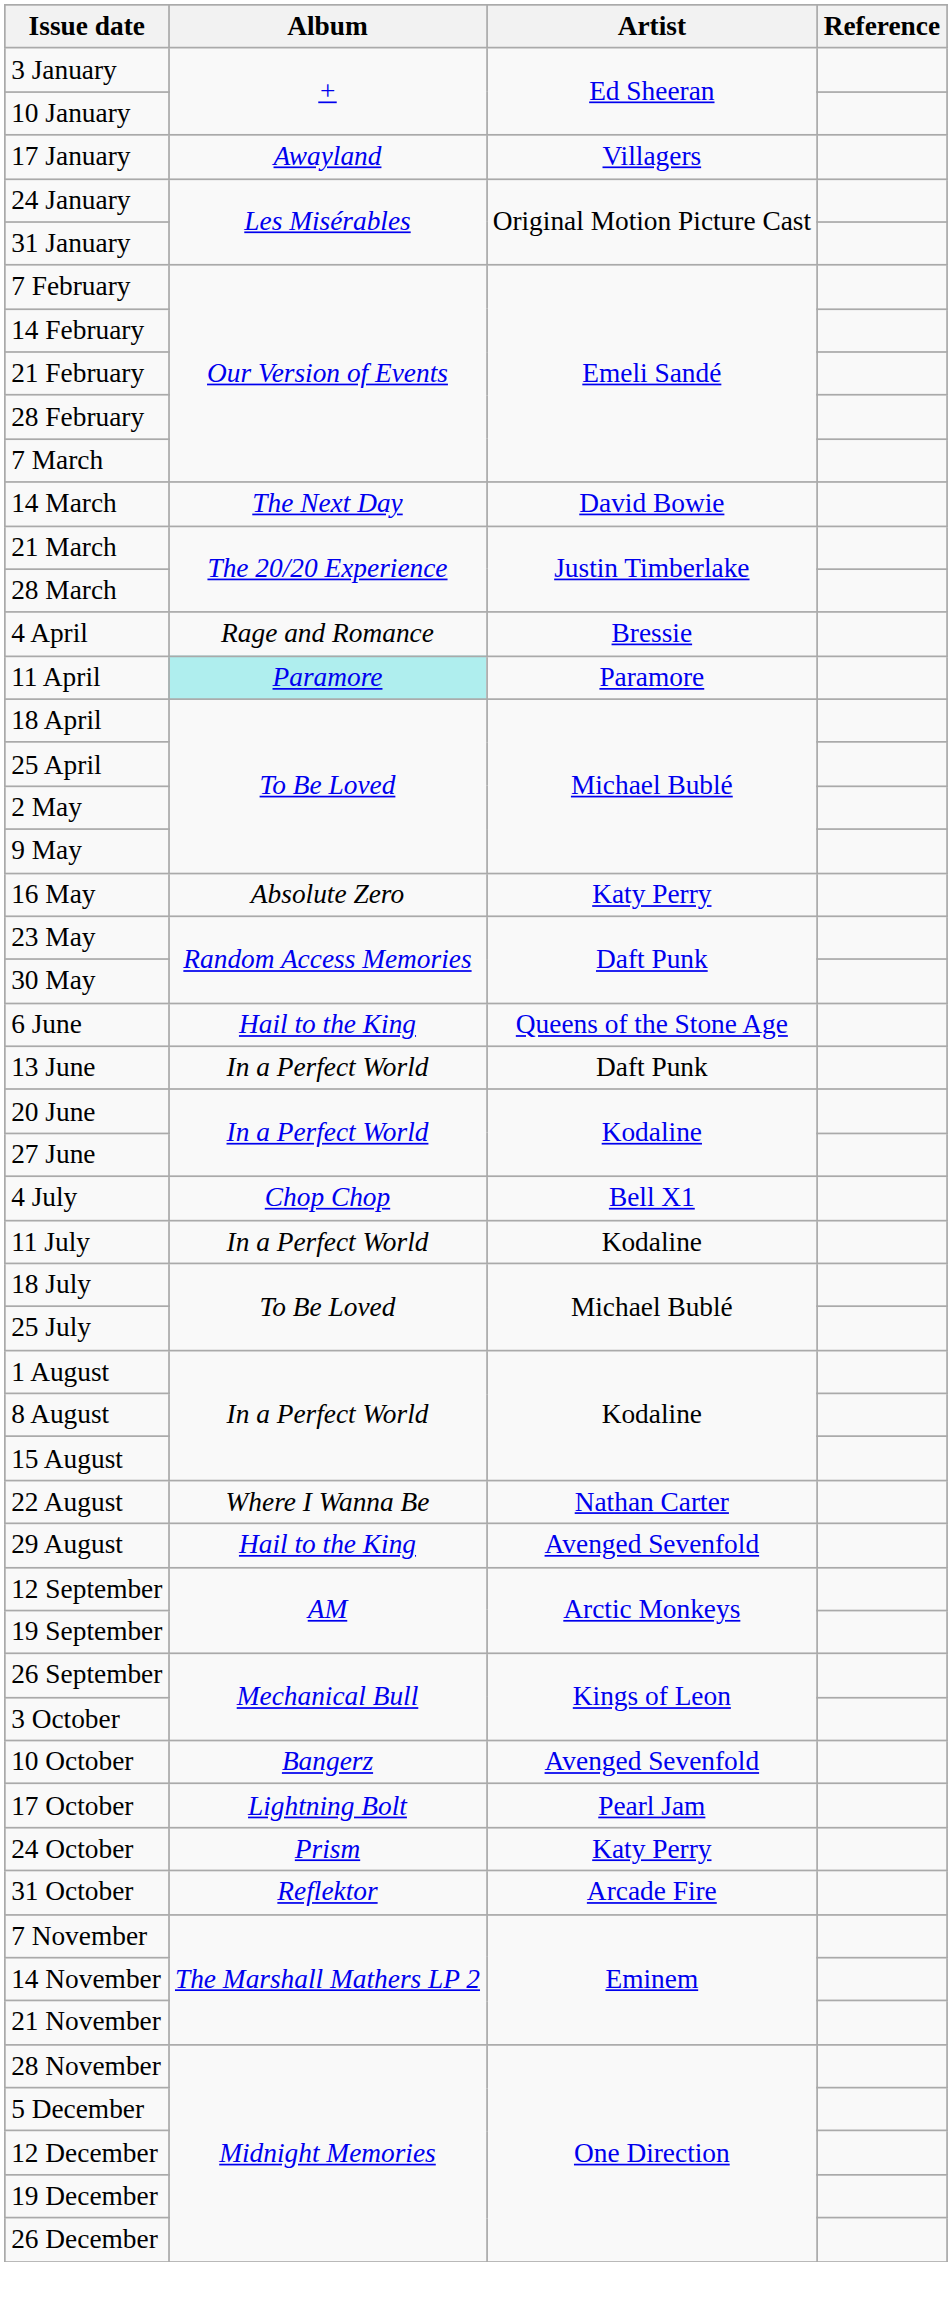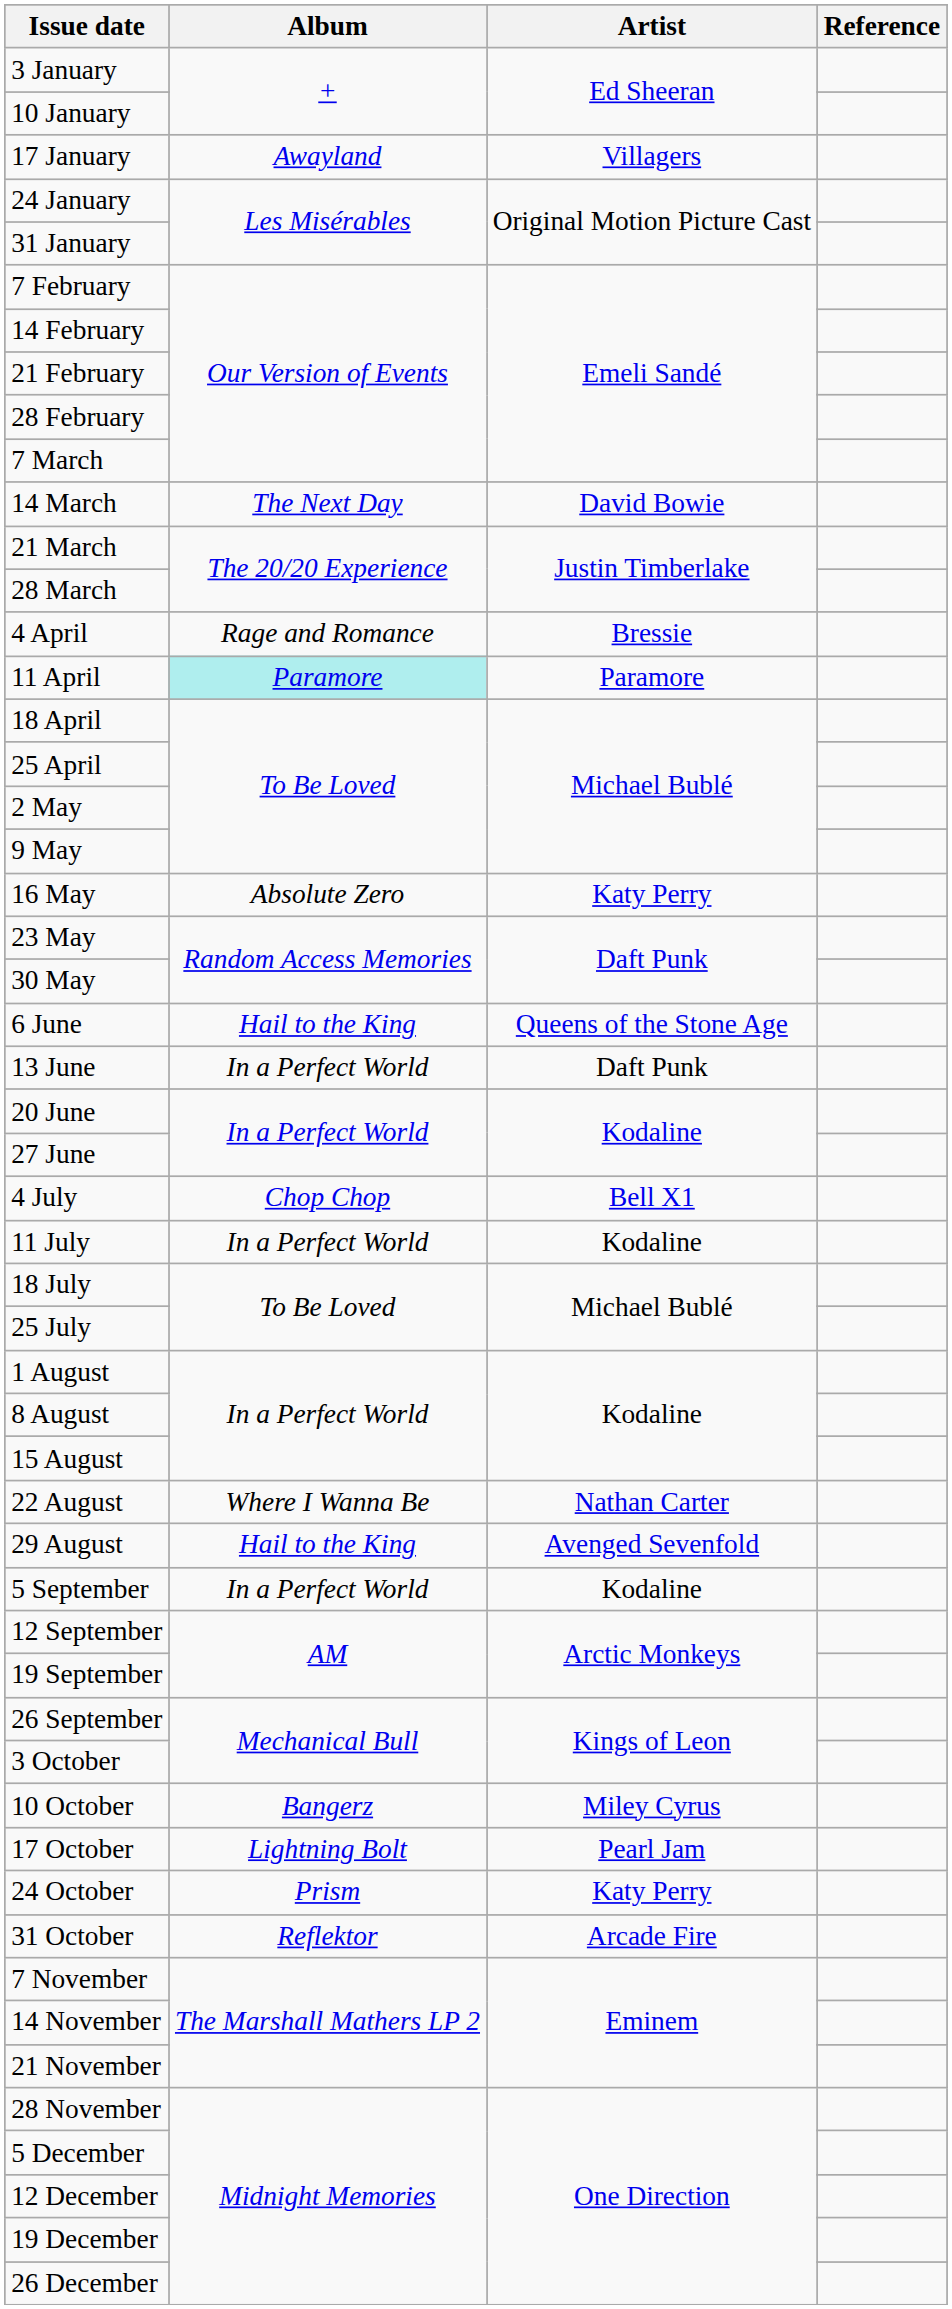+ row: (80, 1588)
(652, 1761) Avenged Sevenfold -> (652, 1805) Miley Cyrus
